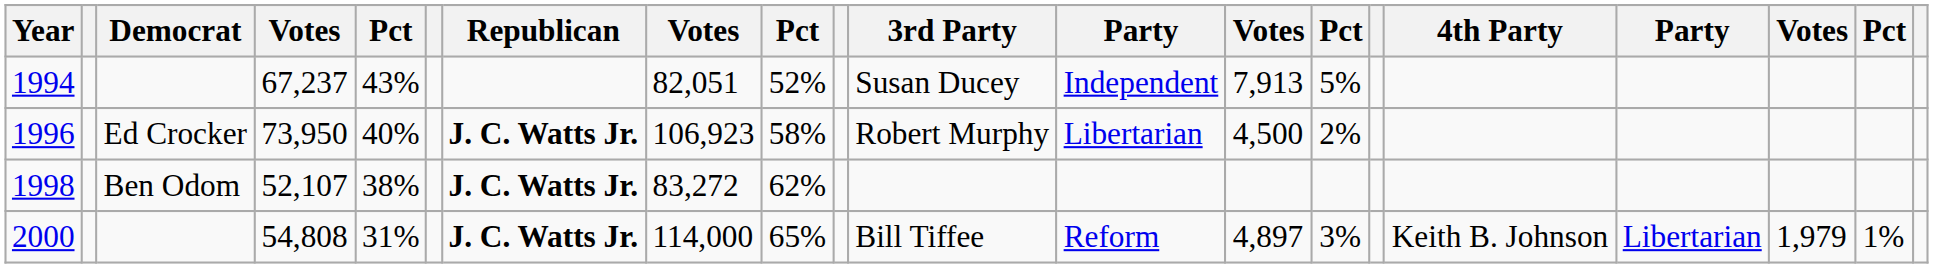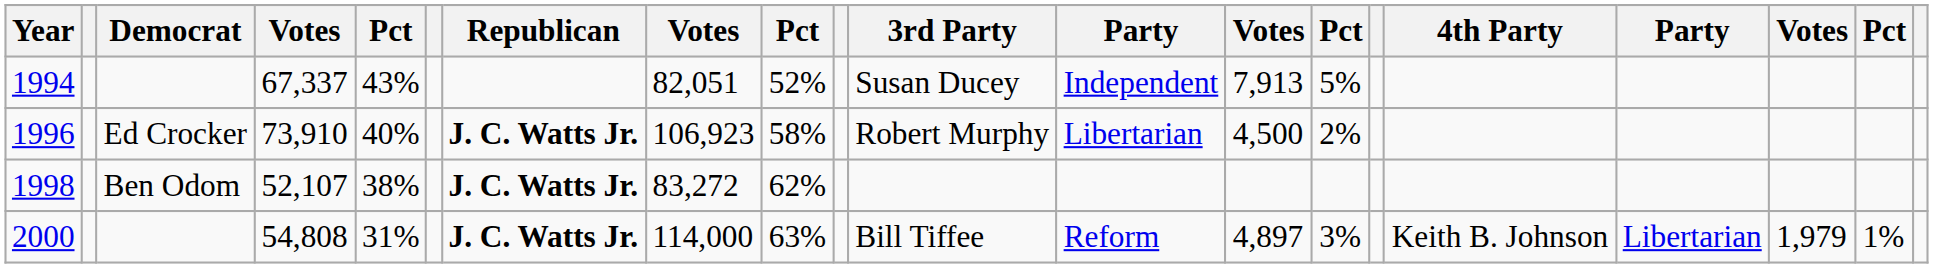(305, 81) 67,237 -> (305, 81) 67,337
(305, 133) 73,950 -> (305, 133) 73,910
(798, 236) 65% -> (798, 236) 63%
